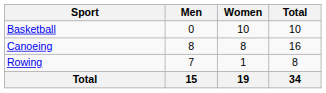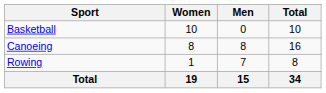columns swapped: (191, 12) <-> (243, 12)
